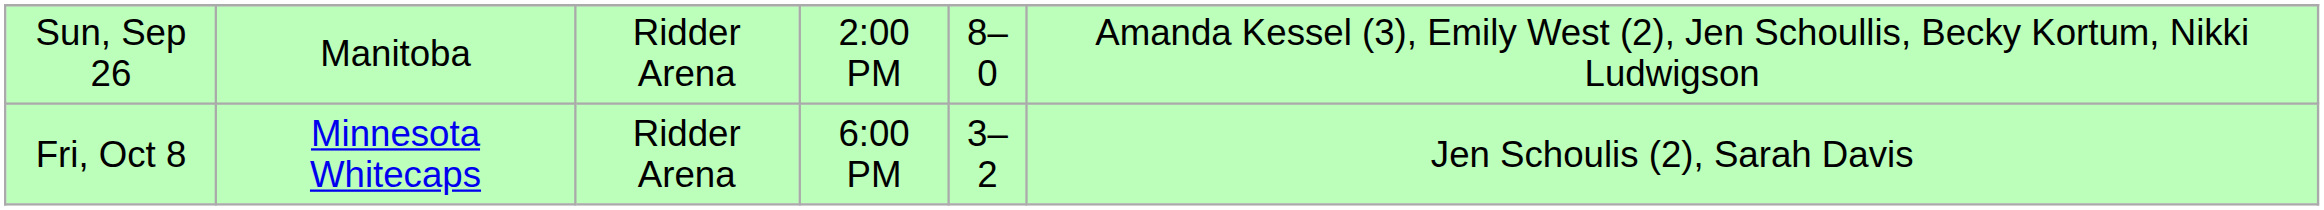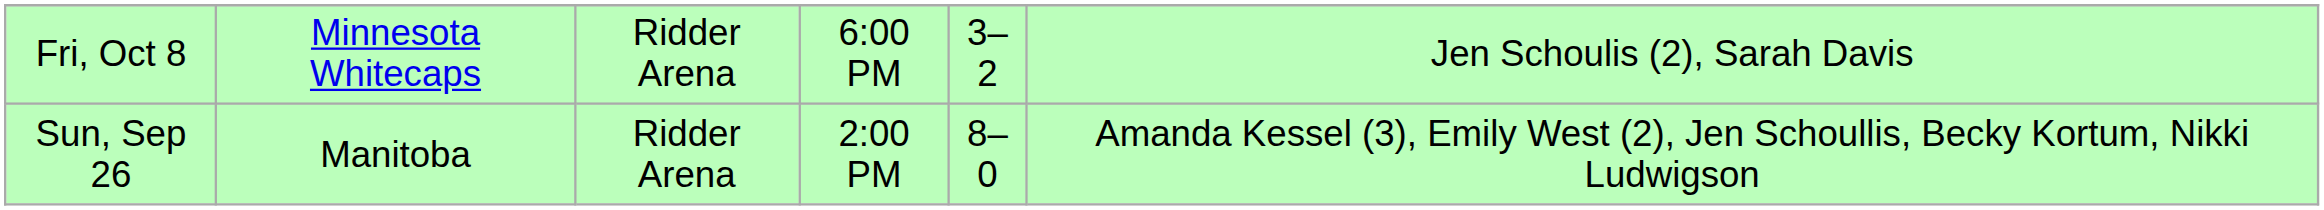rows swapped: (111, 54) <-> (111, 153)
